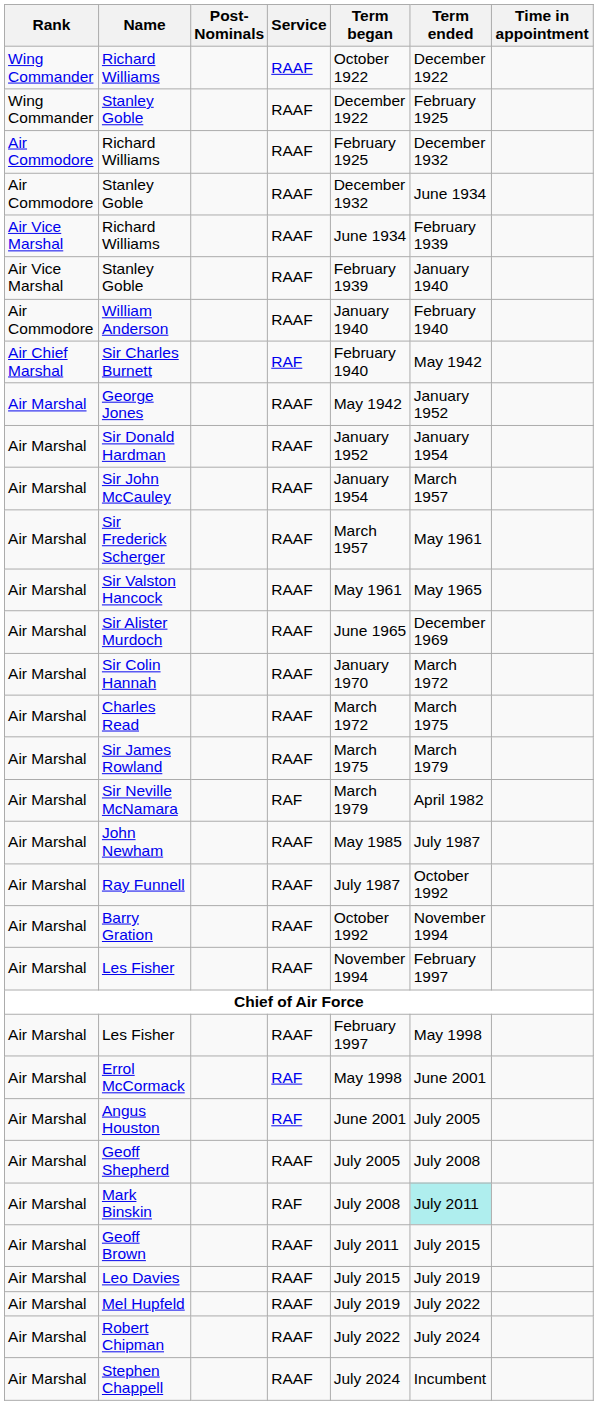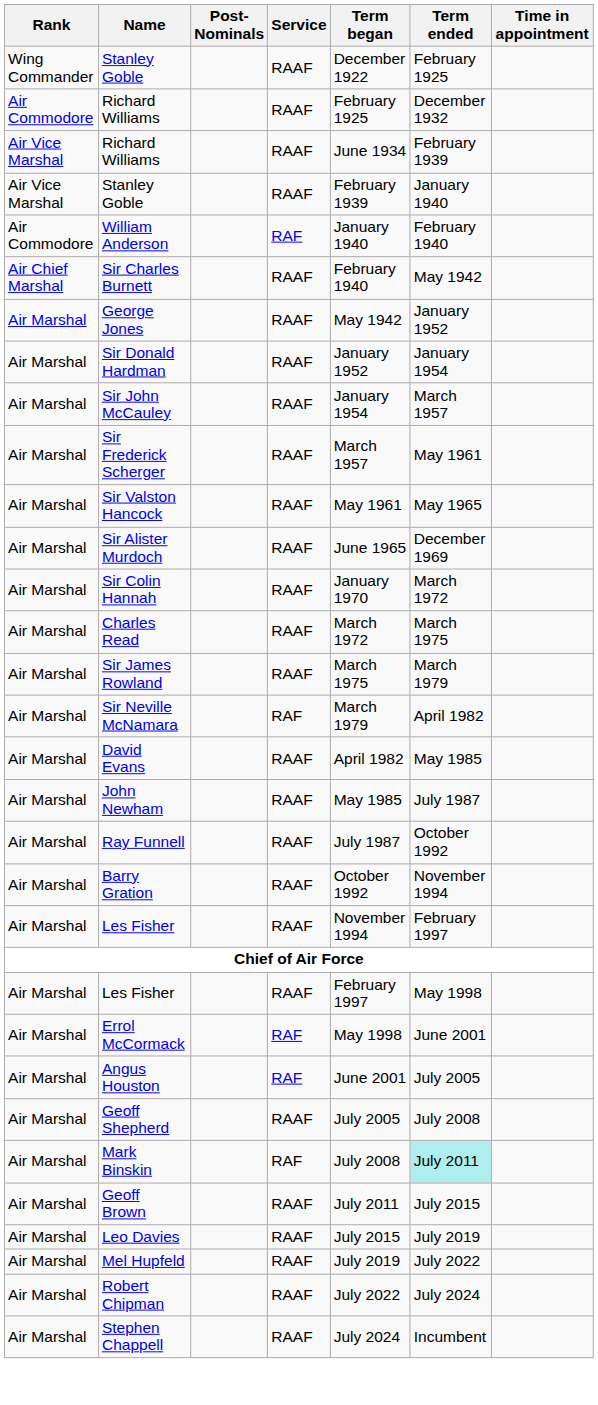- row: (51, 67)
- row: (51, 193)
(292, 320) RAAF -> (287, 235) RAF
(287, 362) RAF -> (292, 277) RAAF
+ row: (47, 758)
